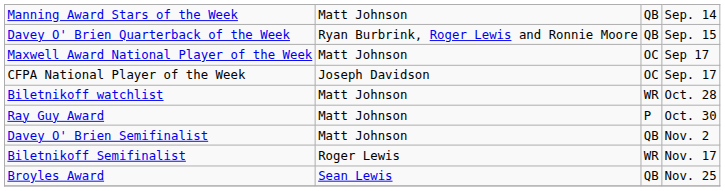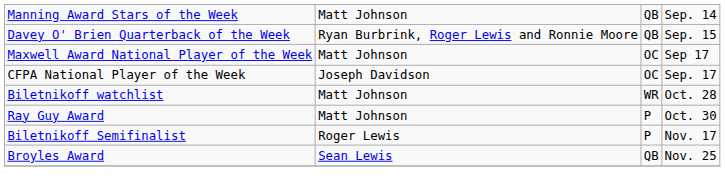- row: (108, 135)
(651, 155) WR -> (647, 135) P
